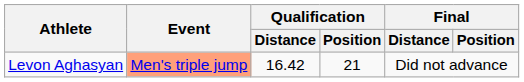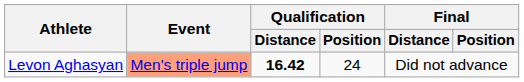(285, 65) normal -> (285, 65) bold
(352, 65) 21 -> (352, 65) 24
